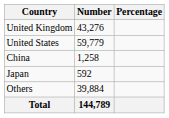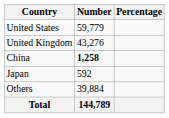rows swapped: (33, 43) <-> (39, 27)
(88, 58) normal -> (88, 58) bold
